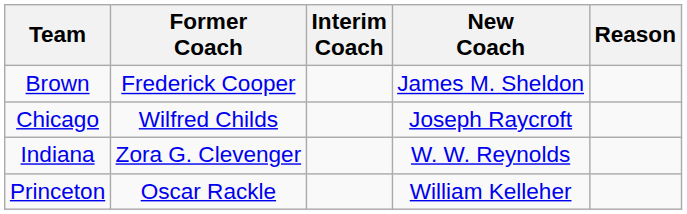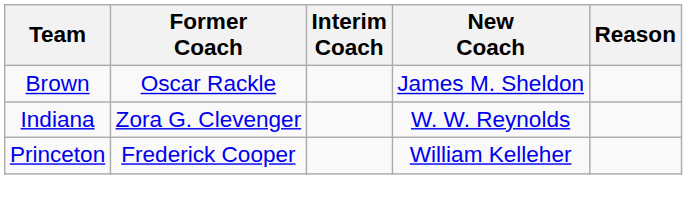(208, 83) Frederick Cooper -> (208, 83) Oscar Rackle
- row: (58, 119)
(208, 190) Oscar Rackle -> (208, 155) Frederick Cooper
